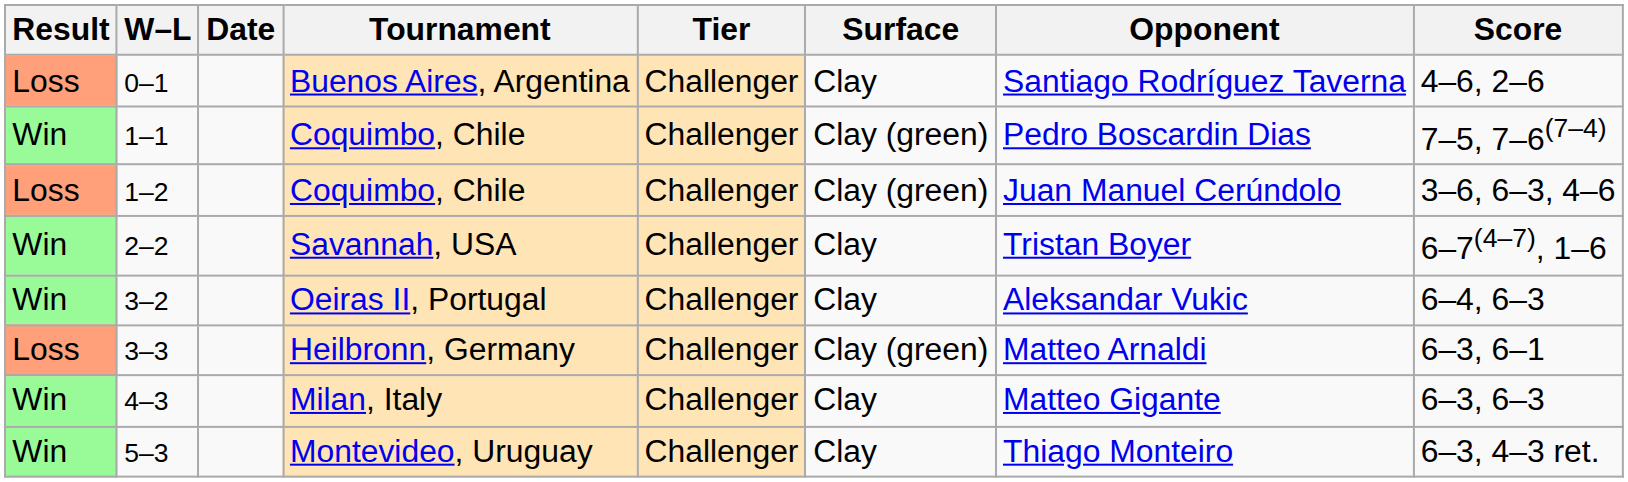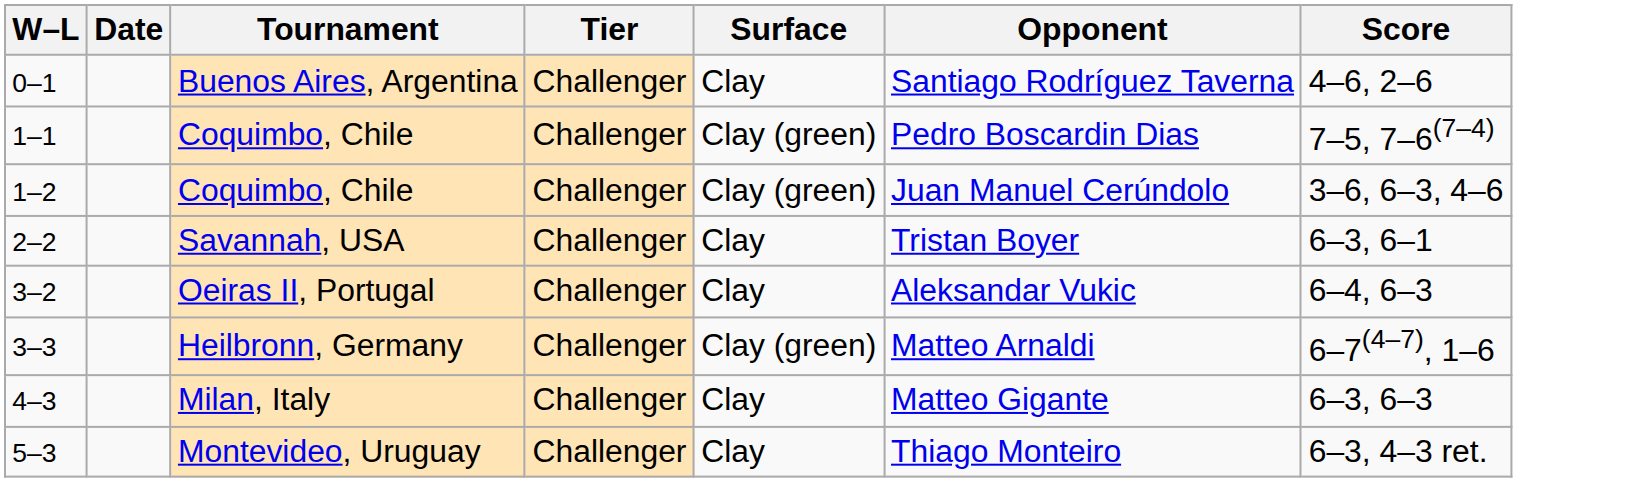- column: (61, 29)
(1514, 244) 6–7(4–7), 1–6 -> (1371, 240) 6–3, 6–1
(1483, 349) 6–3, 6–1 -> (1402, 345) 6–7(4–7), 1–6
